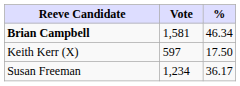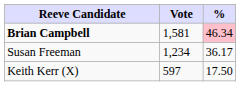(219, 33) no background -> (219, 33) pink background
rows swapped: (44, 71) <-> (43, 52)
